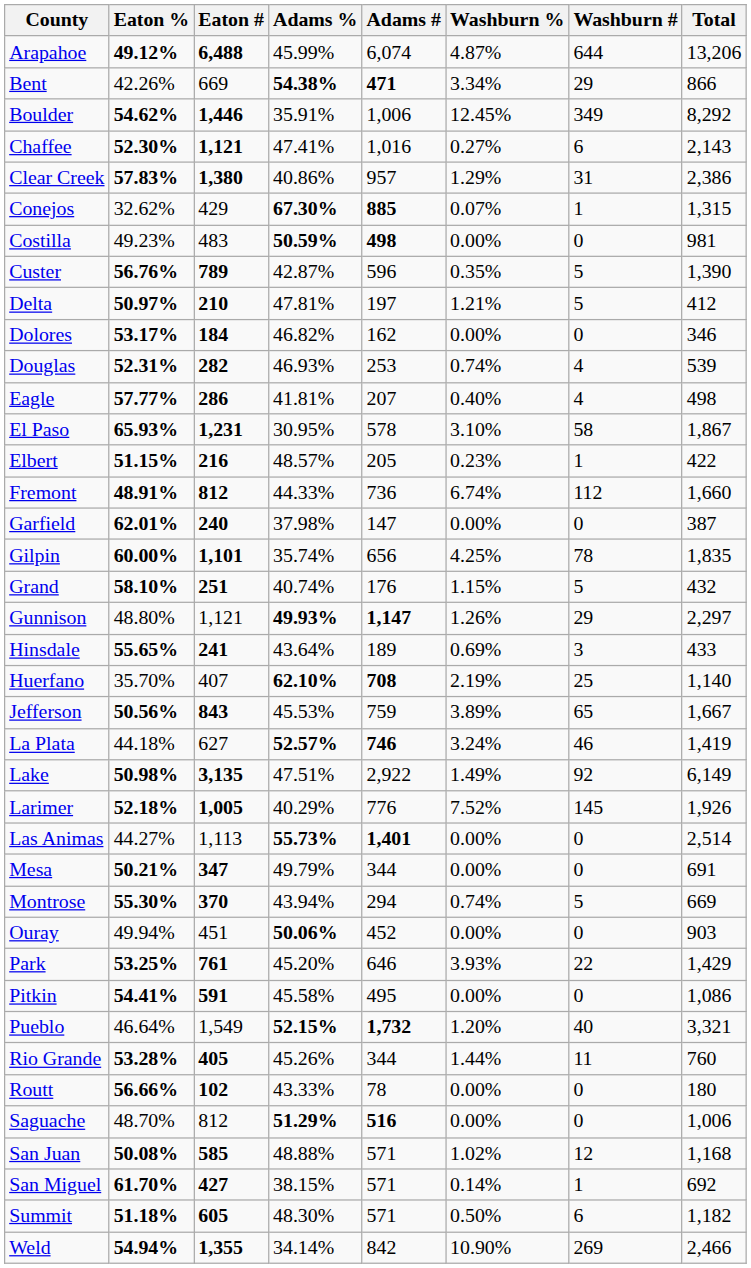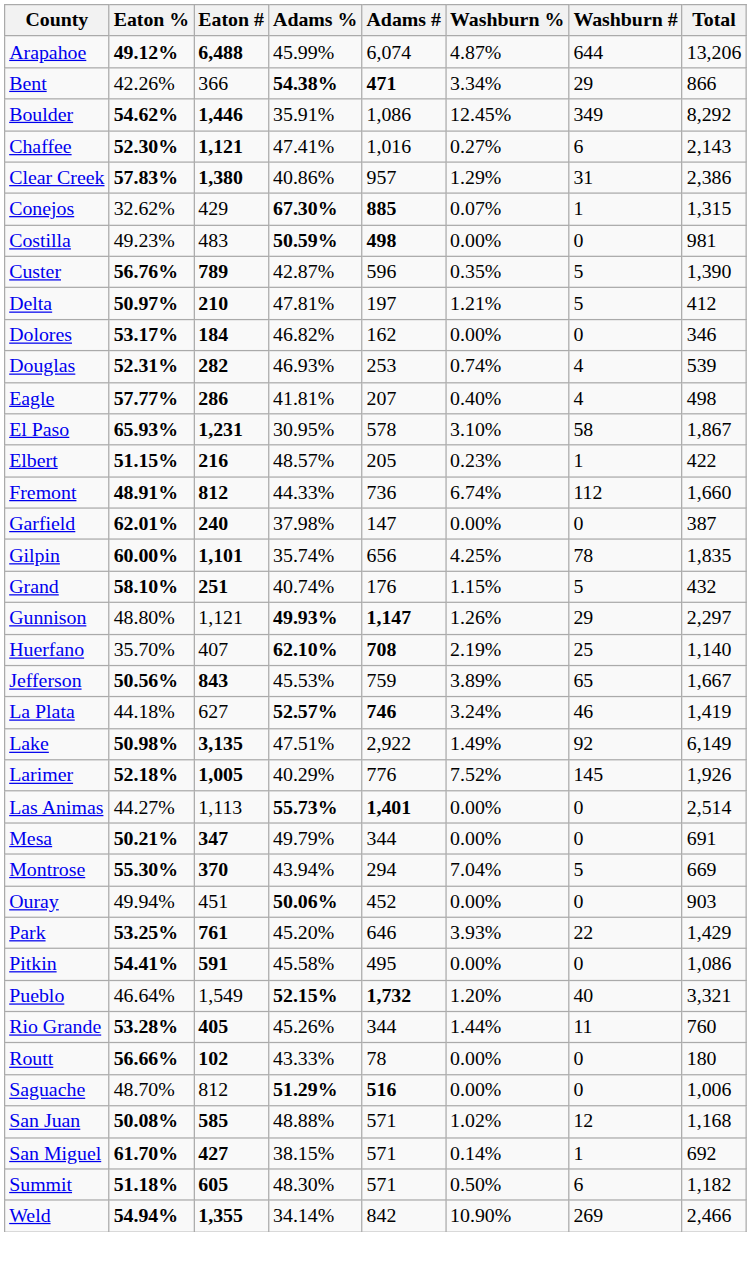(213, 83) 669 -> (213, 83) 366
(389, 114) 1,006 -> (389, 114) 1,086
- row: (44, 649)
(476, 901) 0.74% -> (476, 869) 7.04%
